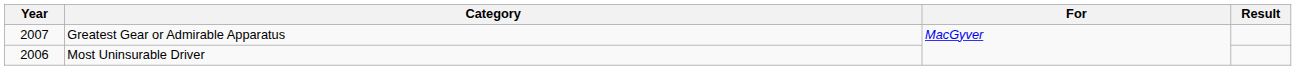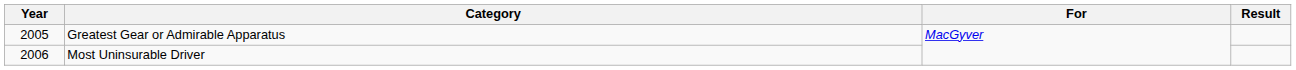(34, 34) 2007 -> (34, 34) 2005
